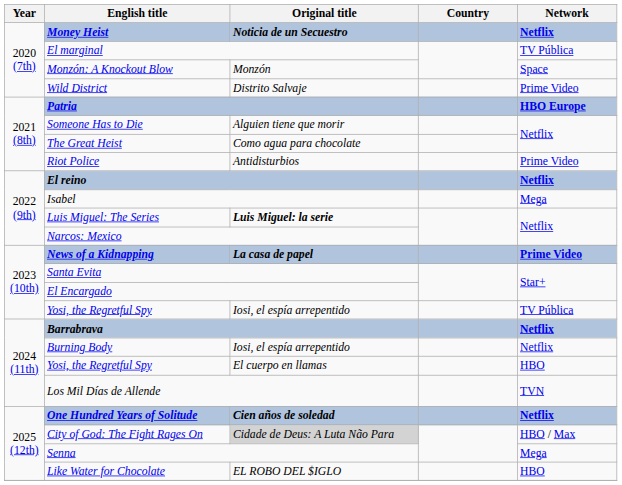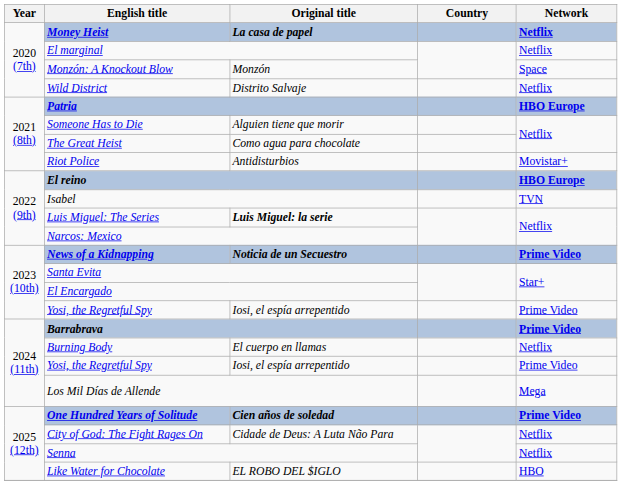(290, 32) Noticia de un Secuestro -> (273, 32) La casa de papel
(547, 50) TV Pública -> (536, 50) Netflix
(549, 87) Prime Video -> (536, 87) Netflix
(549, 161) Prime Video -> (543, 161) Movistar+
(537, 180) Netflix -> (552, 180) HBO Europe
(533, 198) Mega -> (531, 198) TVN
(273, 254) La casa de papel -> (290, 254) Noticia de un Secuestro
(547, 310) TV Pública -> (548, 310) Prime Video
(537, 328) Netflix -> (550, 328) Prime Video
(291, 347) Iosi, el espía arrepentido -> (279, 347) El cuerpo en llamas
(280, 365) El cuerpo en llamas -> (291, 365) Iosi, el espía arrepentido
(532, 365) HBO -> (548, 365) Prime Video
(532, 390) TVN -> (532, 390) Mega
(537, 415) Netflix -> (550, 415) Prime Video
(314, 434) lightgrey background -> (313, 434) no background
(548, 434) HBO / Max -> (536, 434) Netflix
(533, 452) Mega -> (536, 452) Netflix
